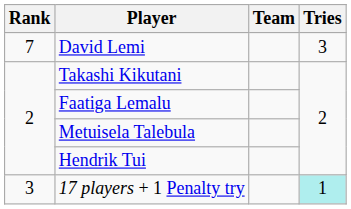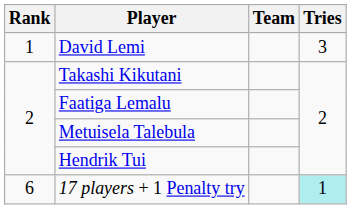(30, 47) 7 -> (30, 47) 1
(30, 189) 3 -> (30, 189) 6
